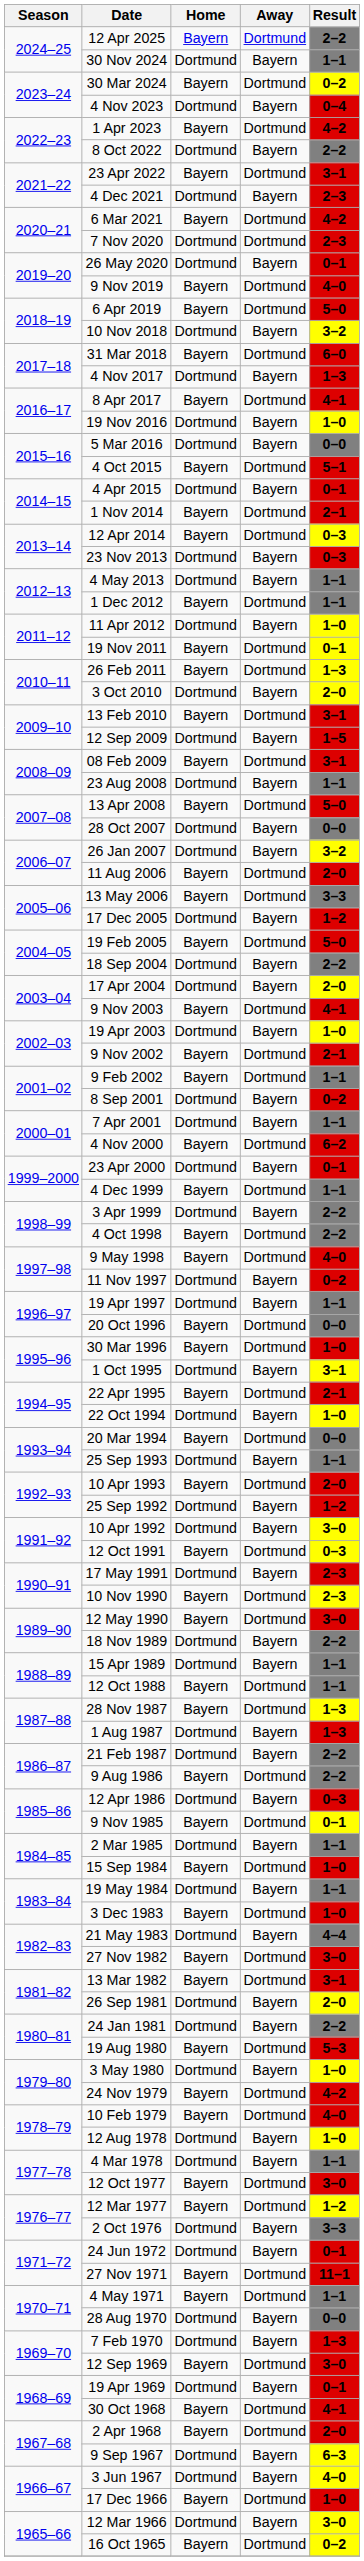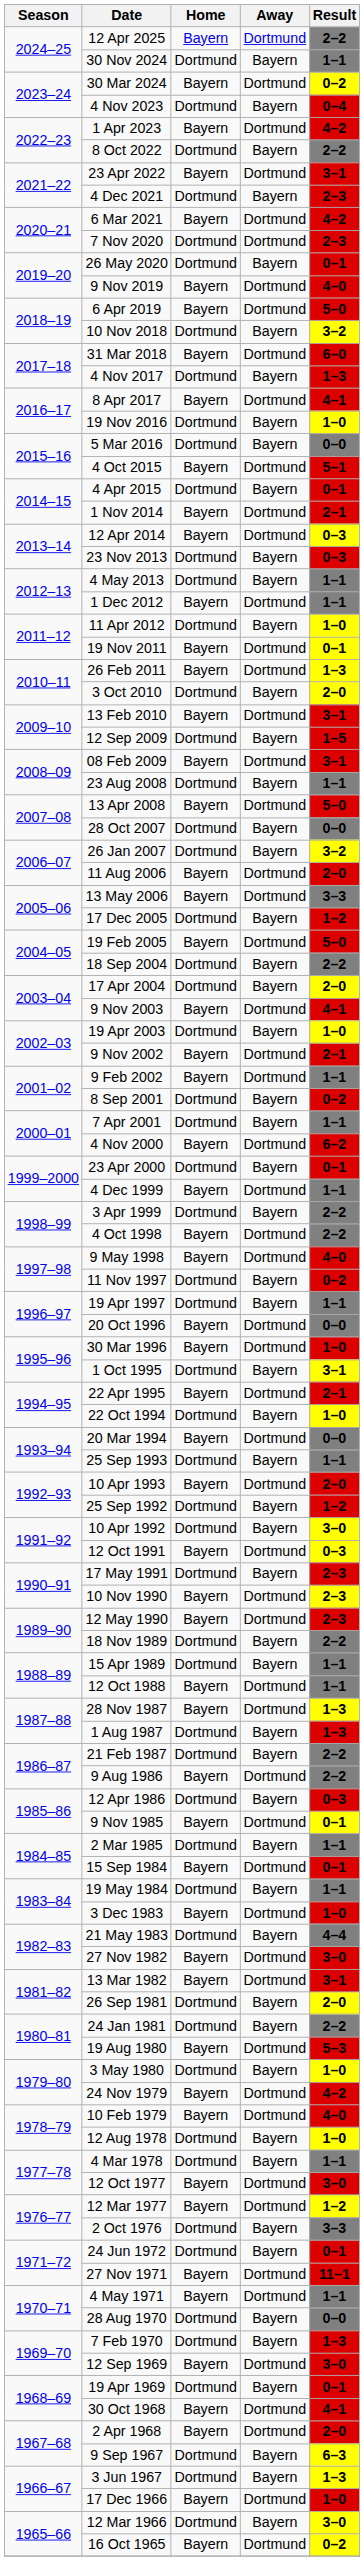(334, 1619) 3–0 -> (334, 1619) 2–3
(334, 1867) 1–0 -> (334, 1867) 0–1
(334, 2477) 4–0 -> (334, 2477) 1–3
